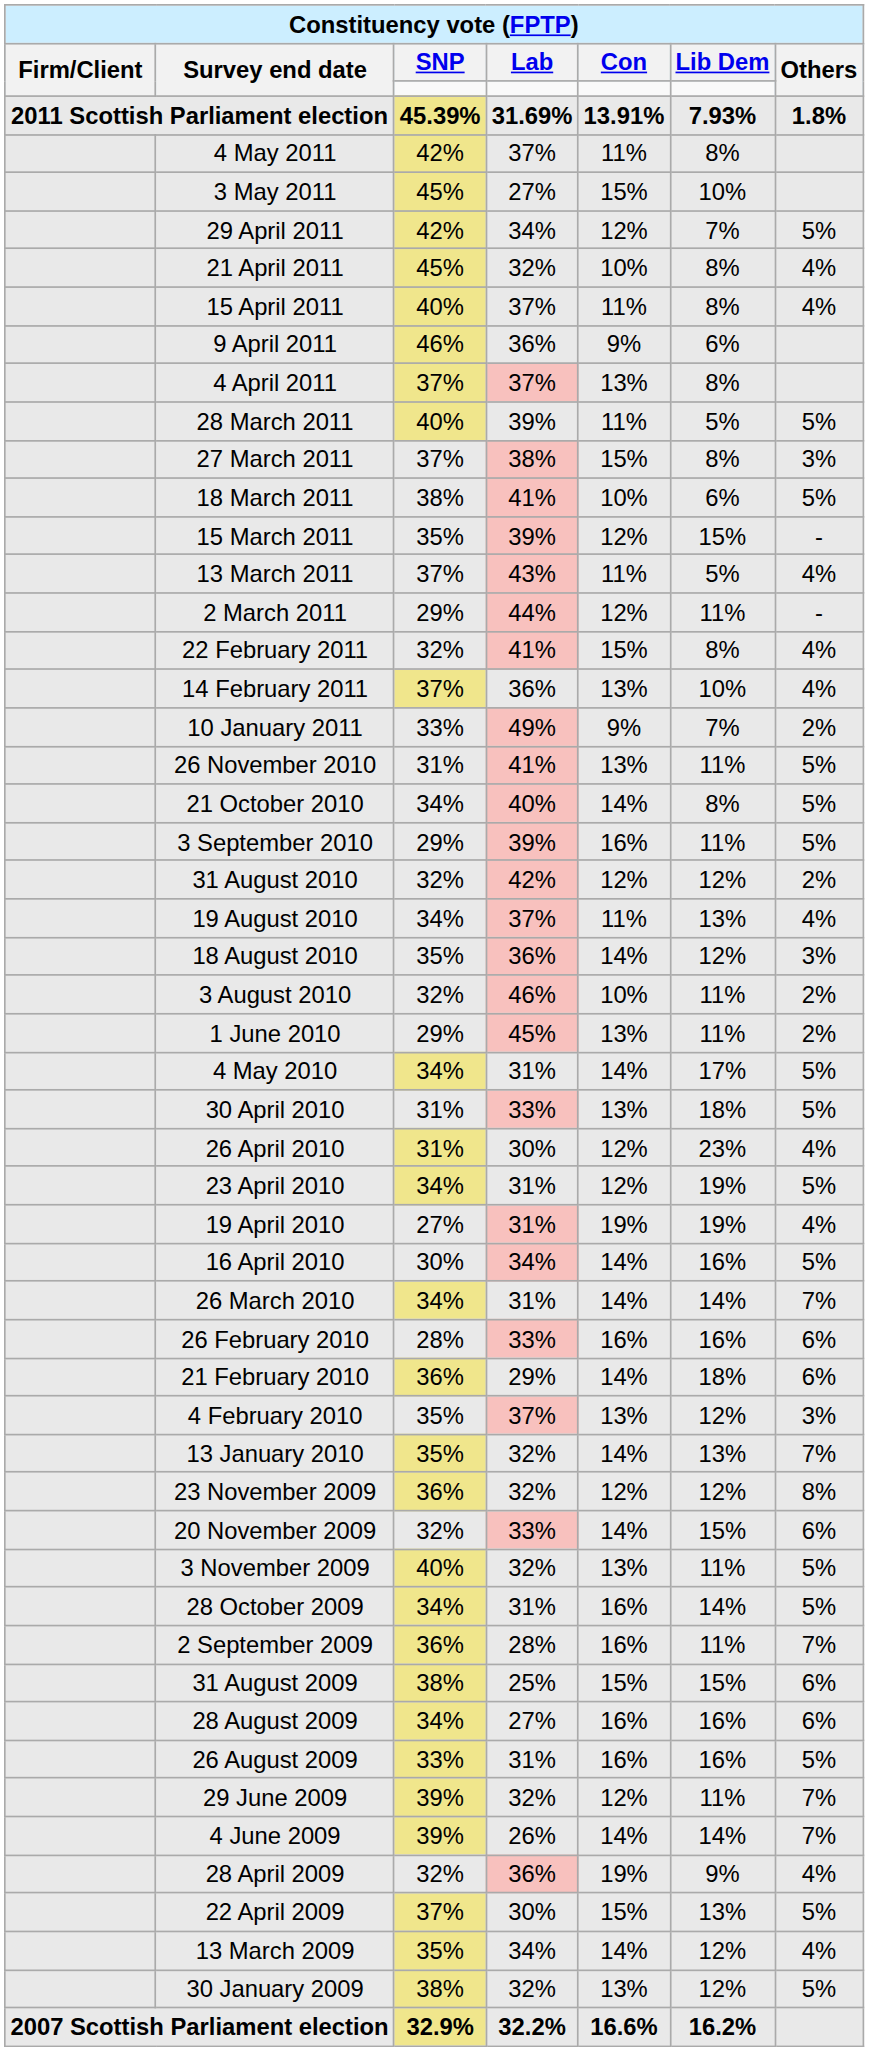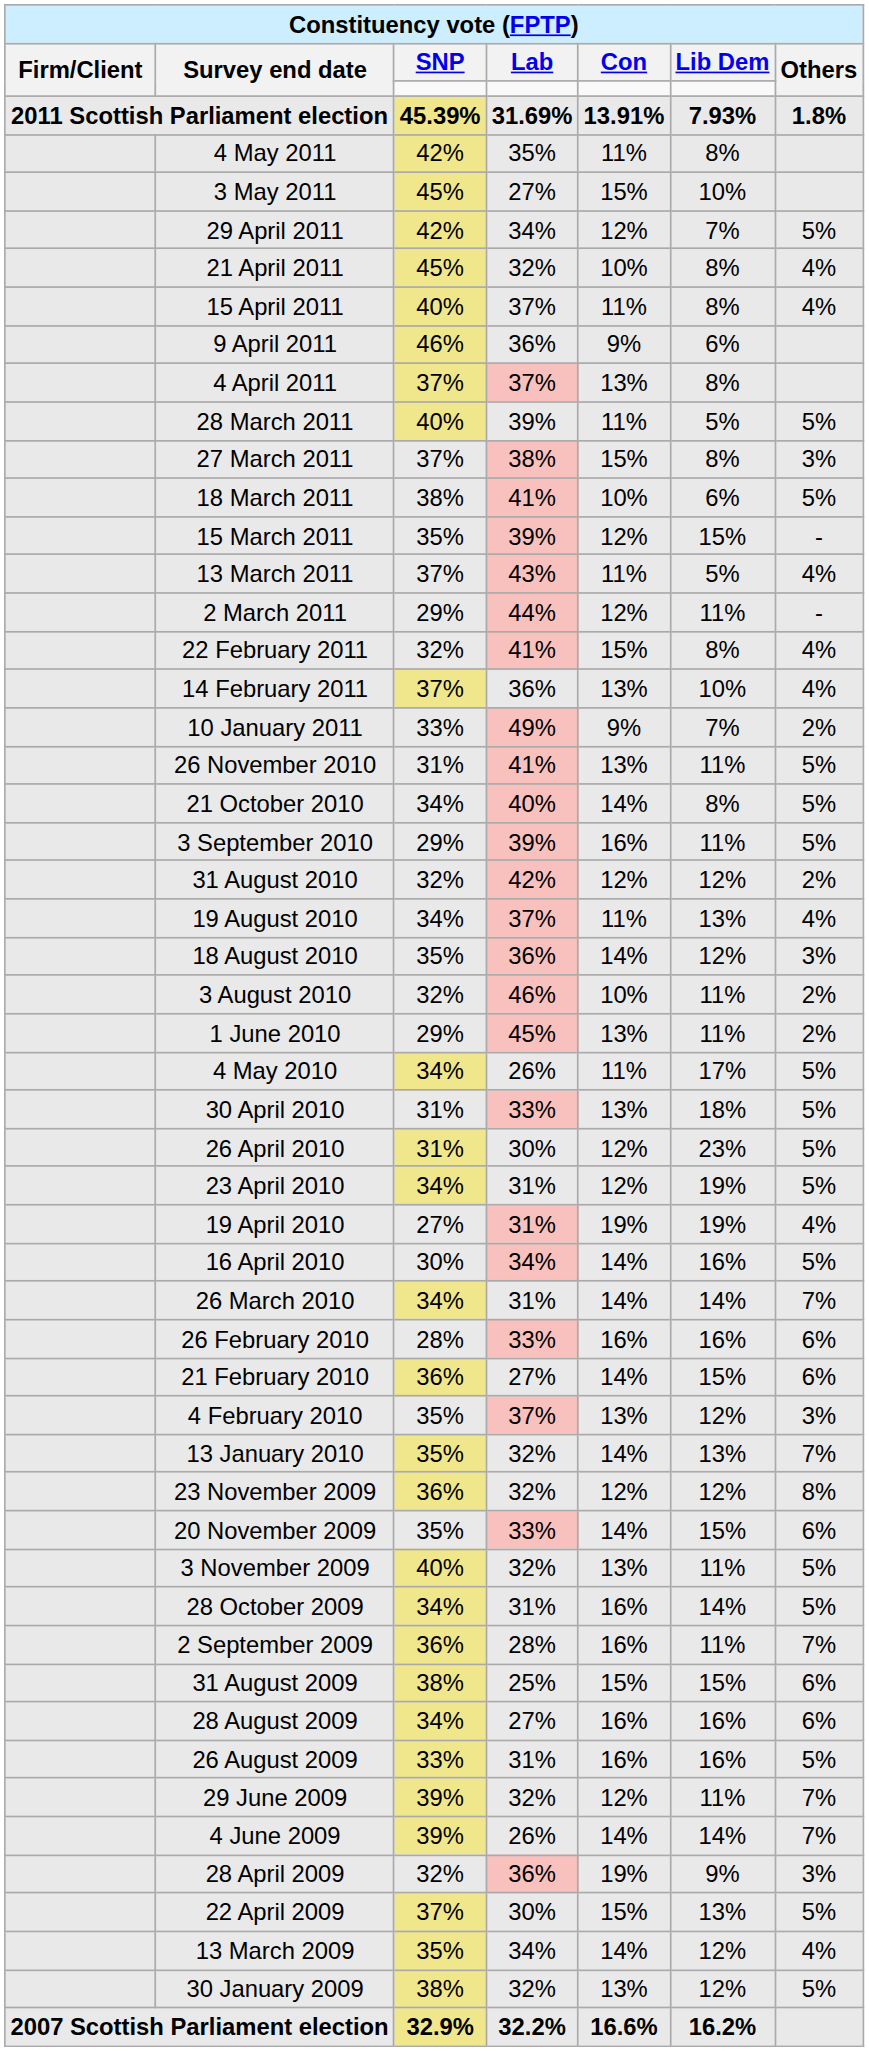(532, 153) 37% -> (532, 153) 35%
(532, 1071) 31% -> (532, 1071) 26%
(624, 1071) 14% -> (624, 1071) 11%
(819, 1147) 4% -> (819, 1147) 5%
(532, 1377) 29% -> (532, 1377) 27%
(722, 1377) 18% -> (722, 1377) 15%
(440, 1530) 32% -> (440, 1530) 35%
(819, 1874) 4% -> (819, 1874) 3%
